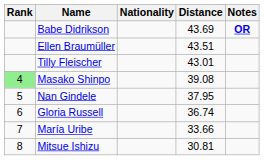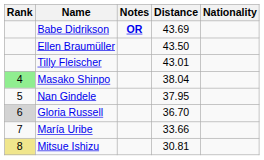columns swapped: (147, 12) <-> (242, 12)
(201, 46) 43.51 -> (176, 46) 43.50
(201, 79) 39.08 -> (176, 79) 38.04
(20, 113) no background -> (20, 113) lightgrey background
(201, 113) 36.74 -> (176, 113) 36.70
(20, 146) no background -> (20, 146) khaki background
